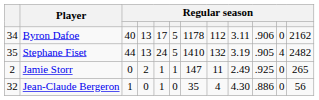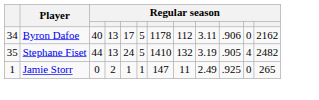(12, 69) 2 -> (12, 69) 1
- row: (71, 87)
